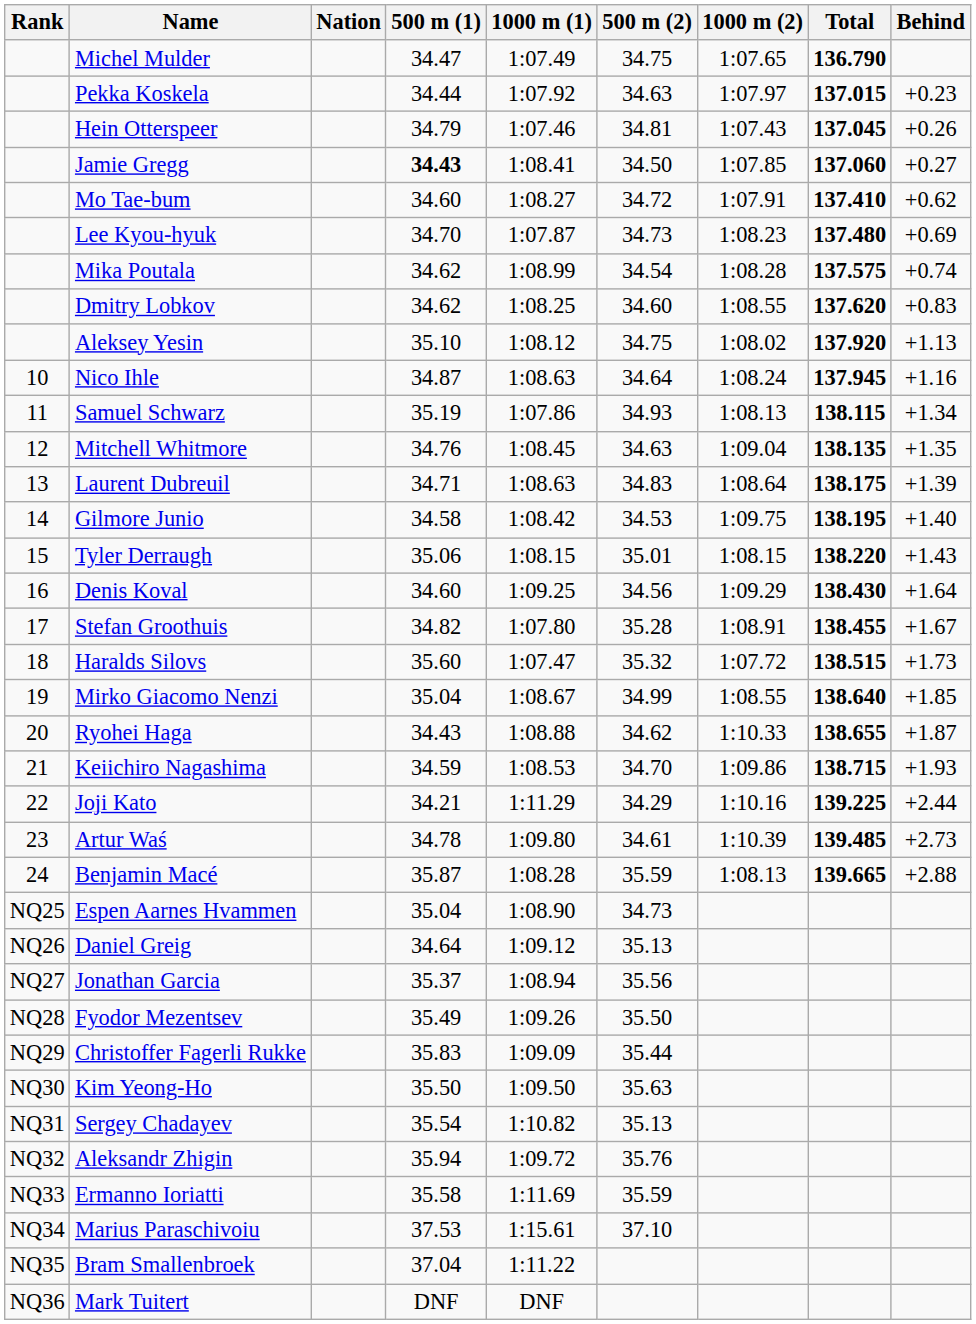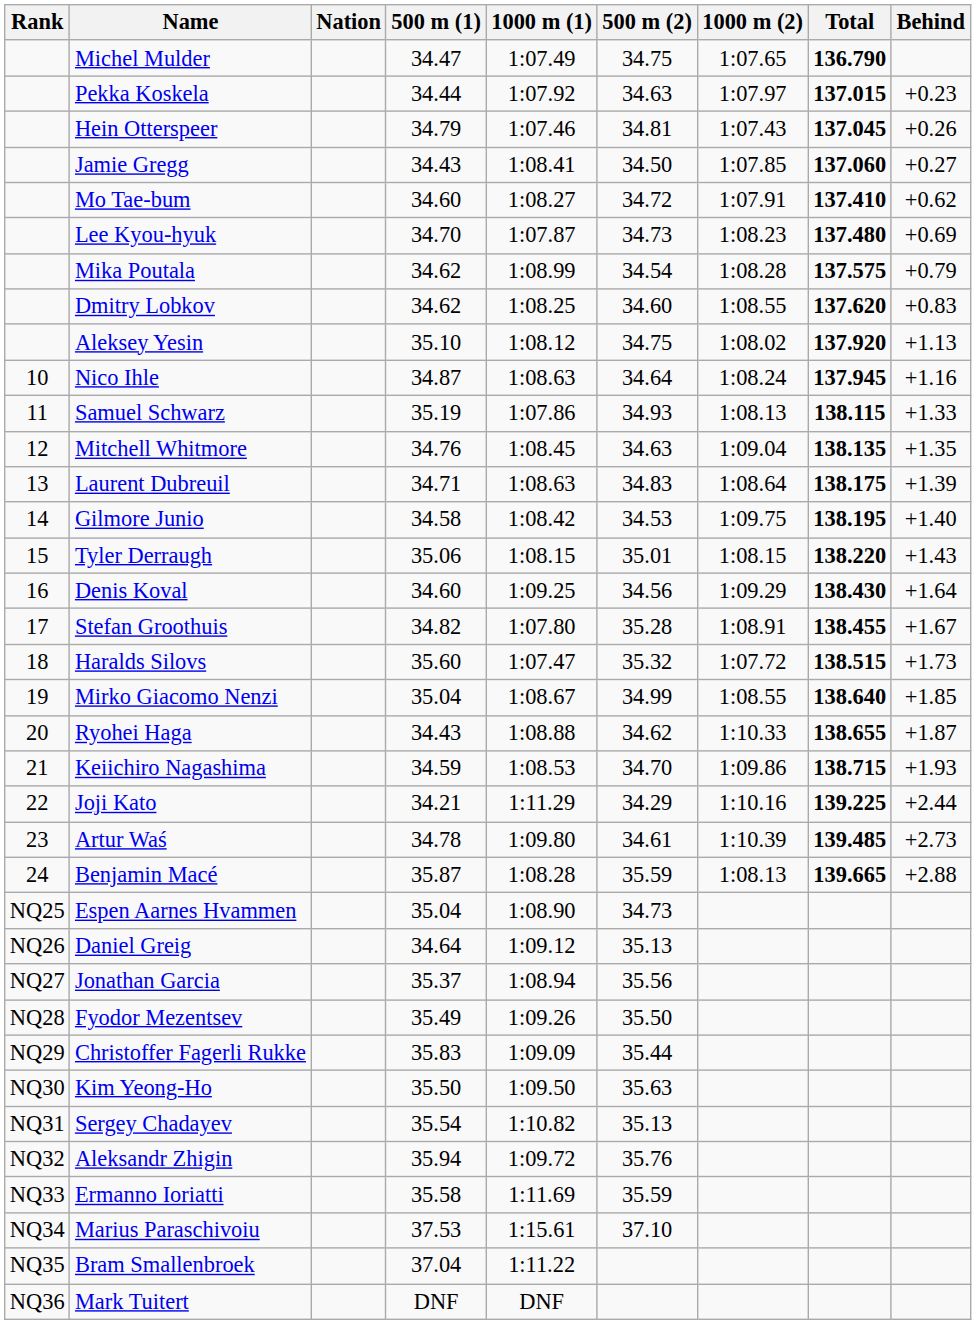(436, 164) bold -> (436, 164) normal
(931, 270) +0.74 -> (931, 270) +0.79
(931, 413) +1.34 -> (931, 413) +1.33
